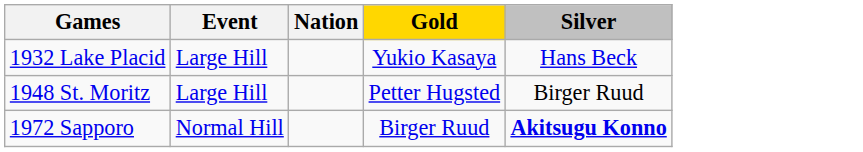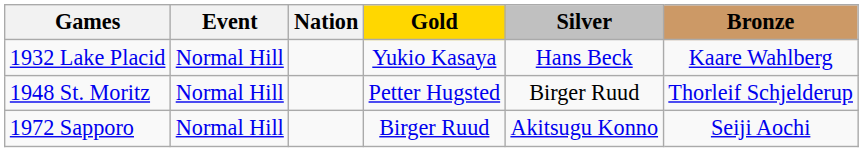+ column: (761, 22)
(222, 57) Large Hill -> (230, 57) Normal Hill
(222, 92) Large Hill -> (230, 92) Normal Hill
(589, 127) bold -> (584, 127) normal
